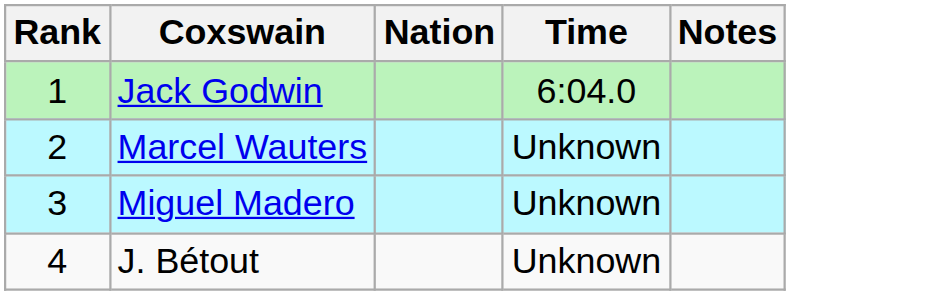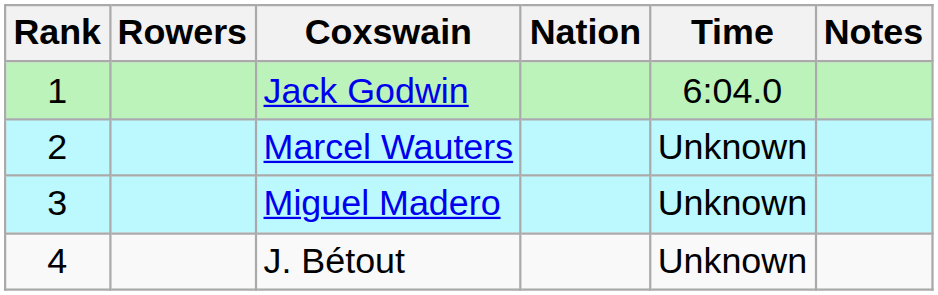+ column: (182, 32)
